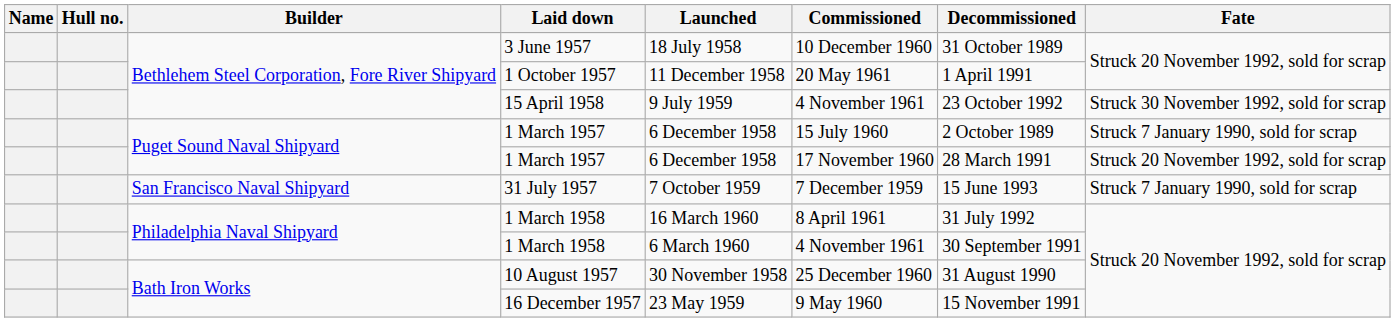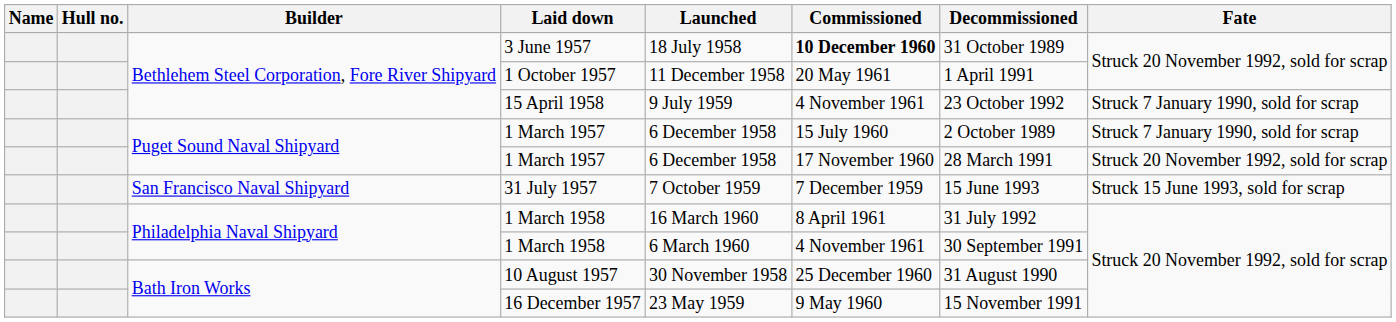(864, 47) normal -> (866, 47) bold
(1238, 103) Struck 30 November 1992, sold for scrap -> (1225, 103) Struck 7 January 1990, sold for scrap
(1223, 189) Struck 7 January 1990, sold for scrap -> (1218, 189) Struck 15 June 1993, sold for scrap
